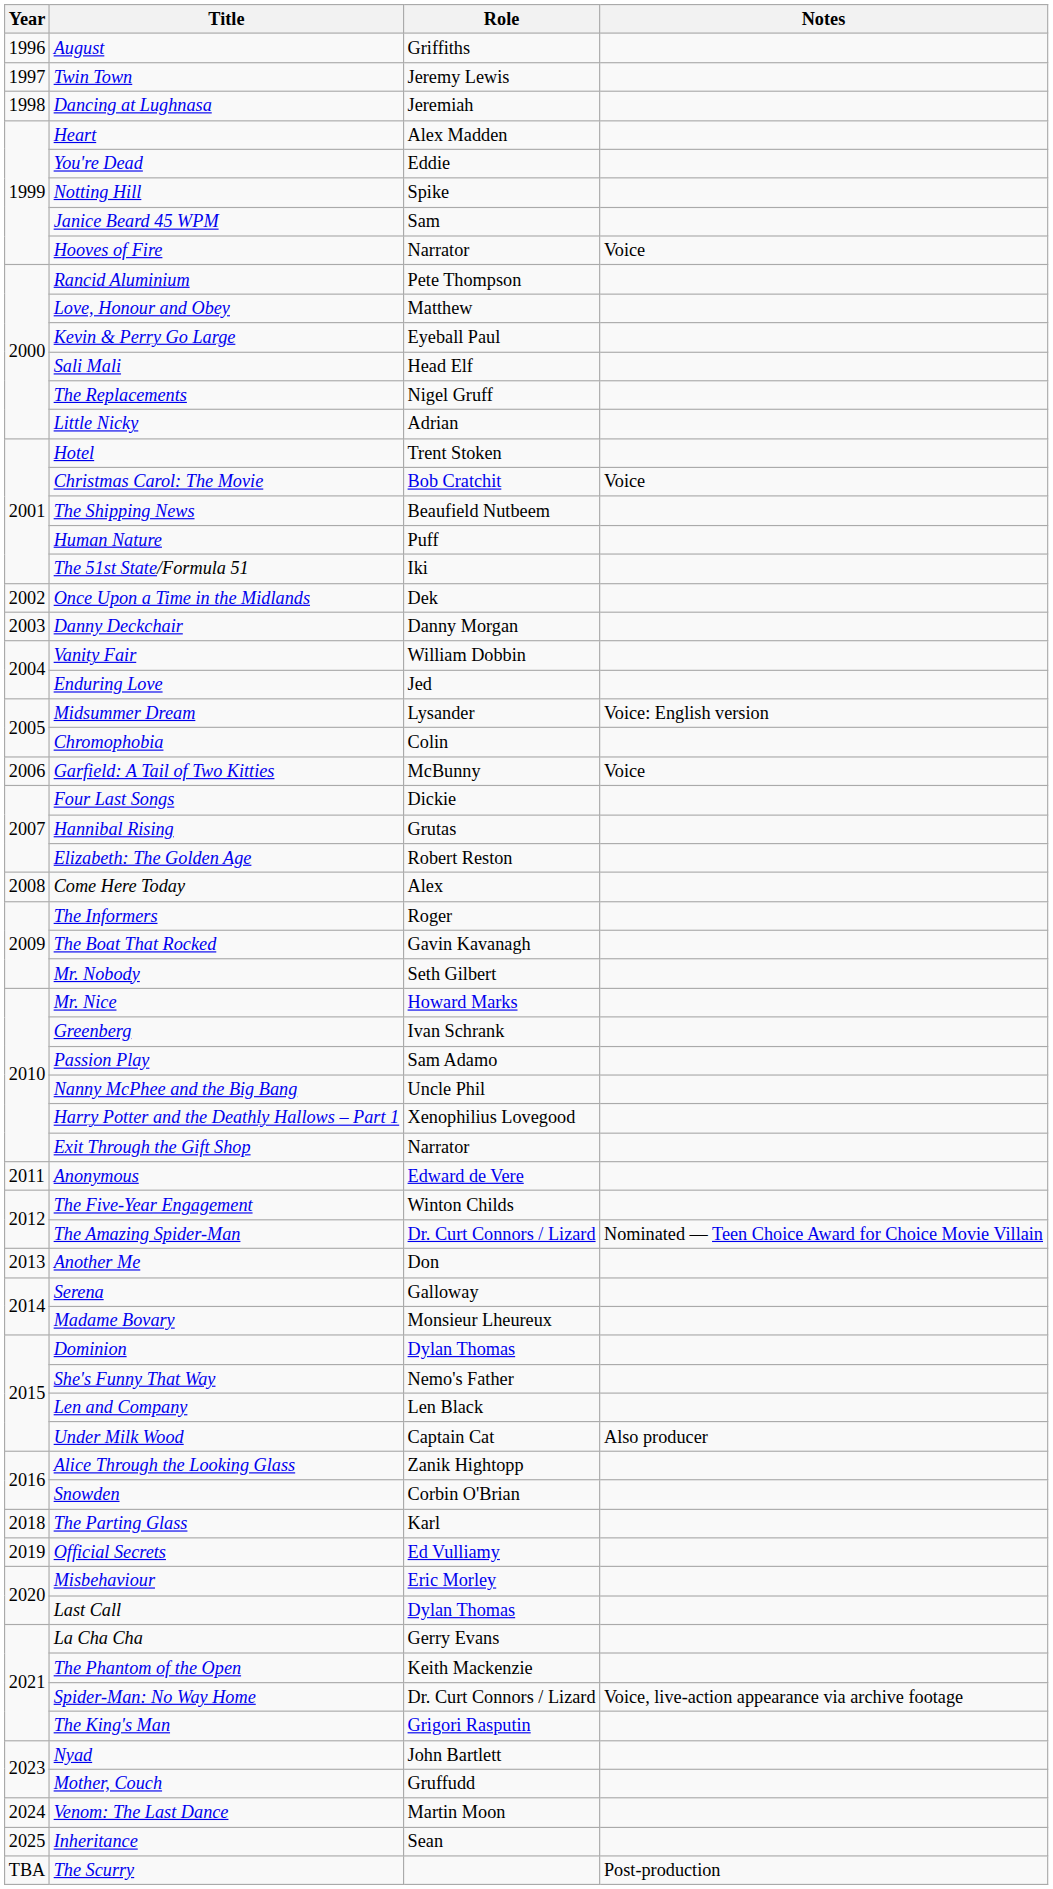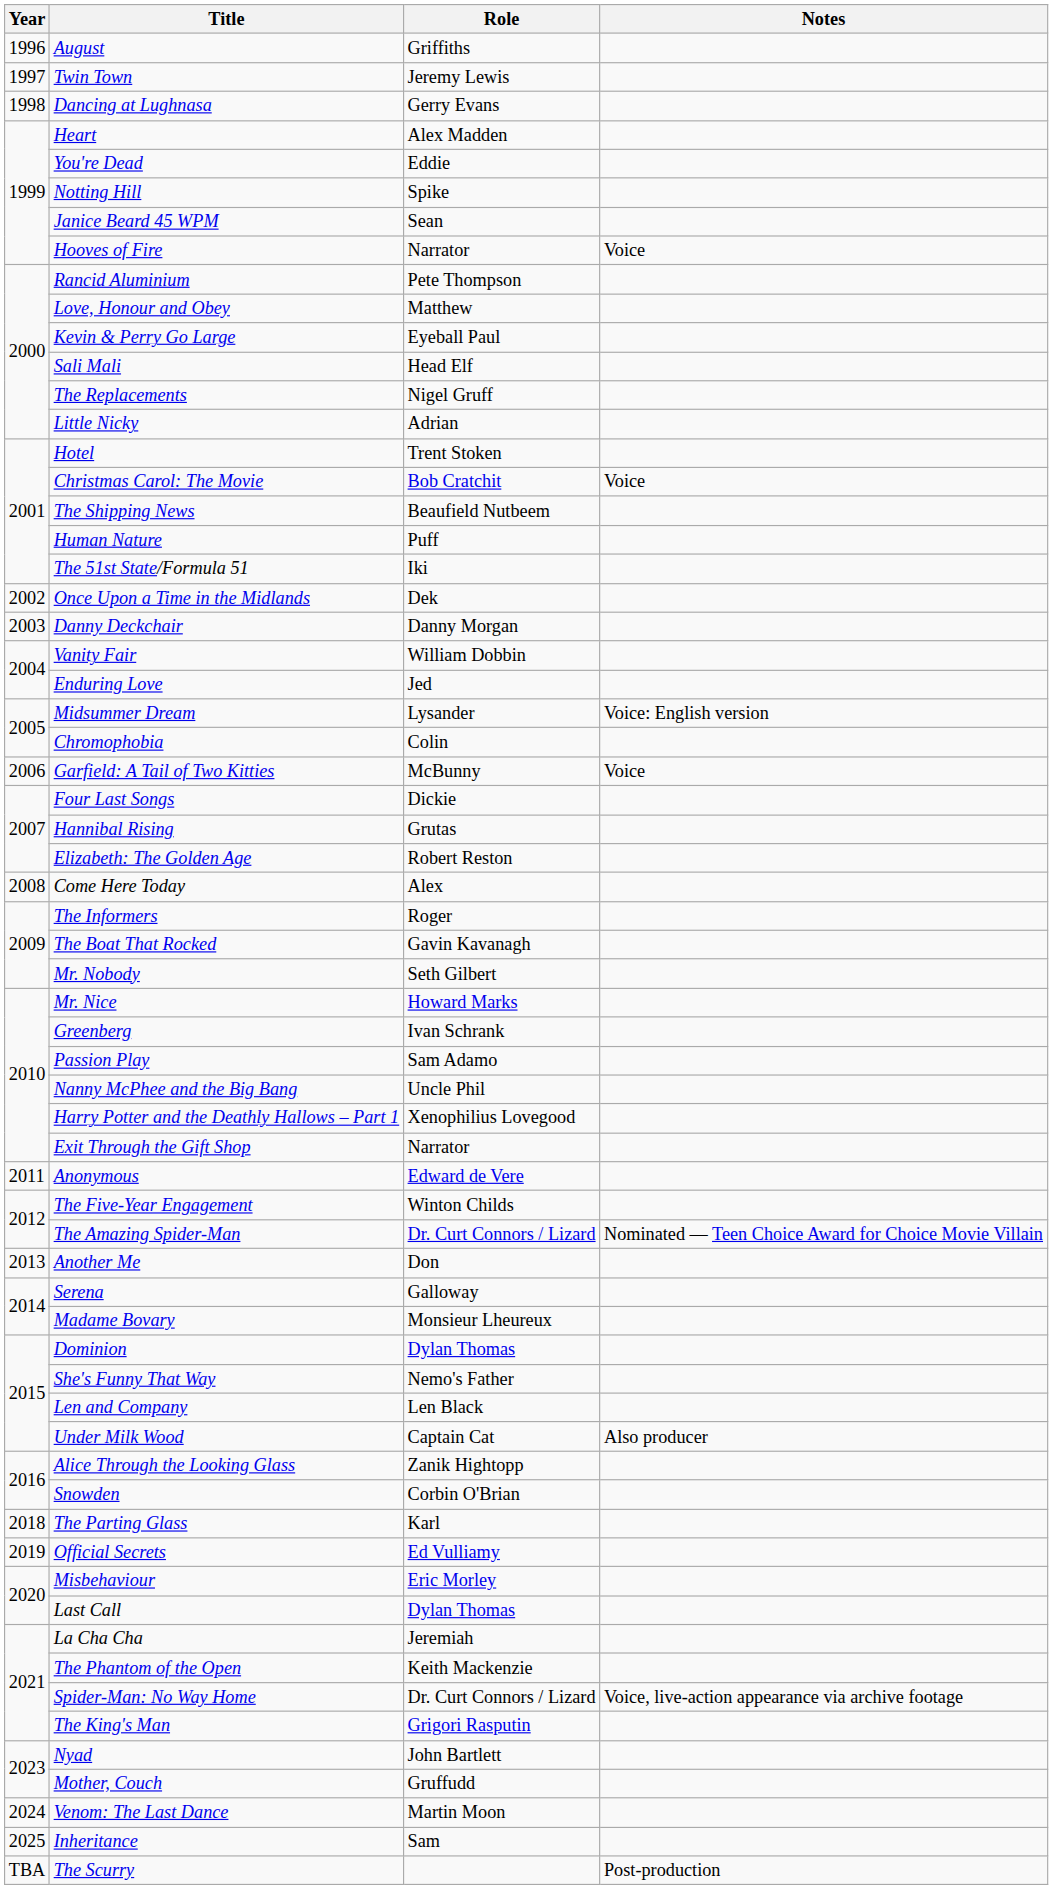(441, 105) Jeremiah -> (453, 105) Gerry Evans
(424, 221) Sam -> (425, 221) Sean
(453, 1638) Gerry Evans -> (441, 1638) Jeremiah
(425, 1841) Sean -> (424, 1841) Sam
